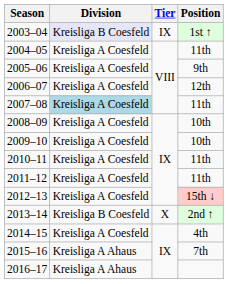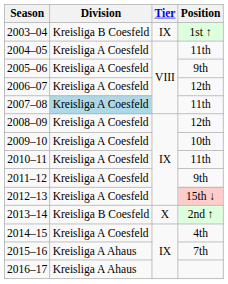(101, 31) lavender background -> (101, 31) no background
(201, 123) 10th -> (201, 123) 12th
(201, 178) 11th -> (201, 178) 9th
